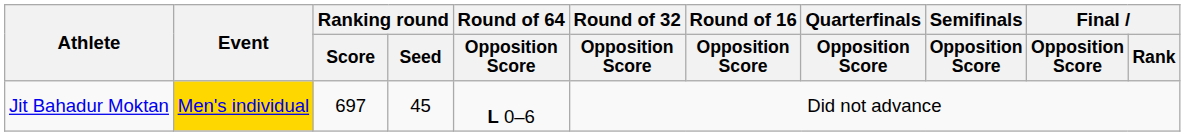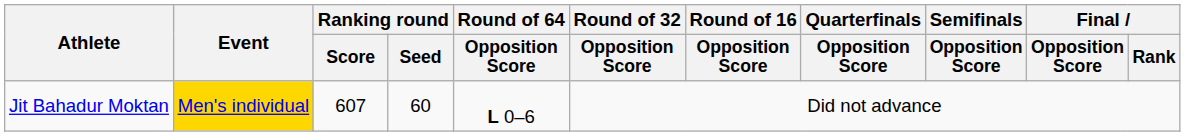(351, 106) 697 -> (351, 106) 607
(420, 106) 45 -> (420, 106) 60
